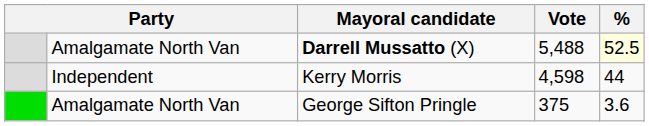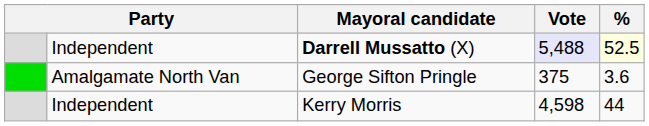(146, 47) Amalgamate North Van -> (102, 47) Independent
(561, 47) no background -> (561, 47) lavender background
rows swapped: (352, 76) <-> (389, 105)
